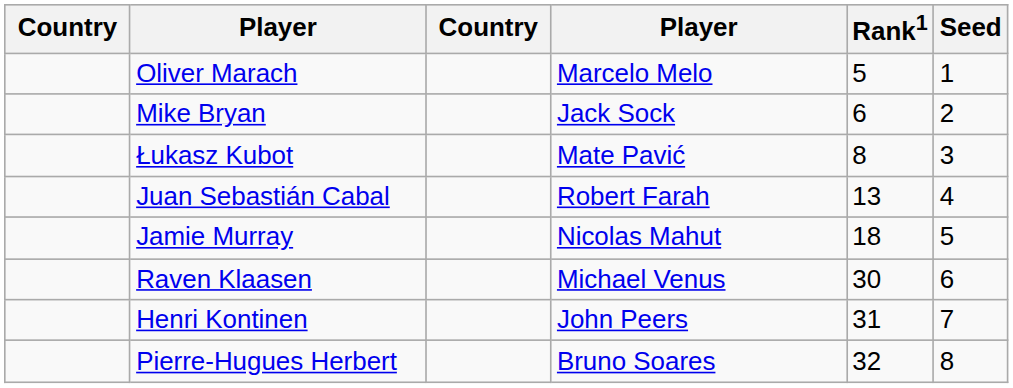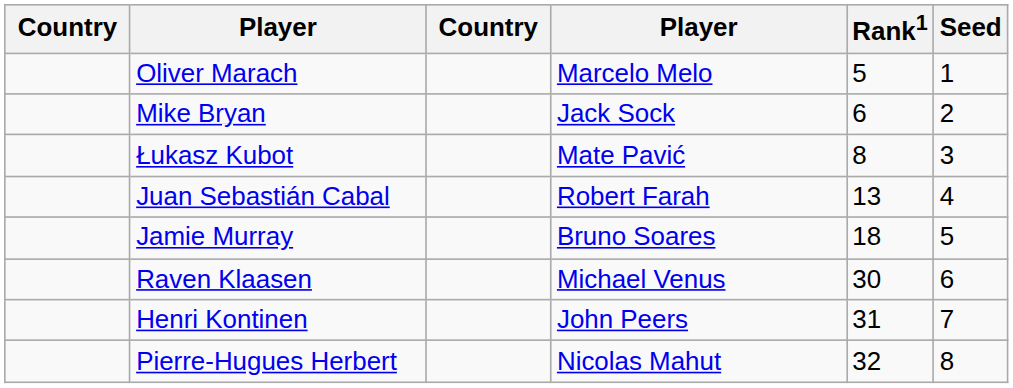(639, 237) Nicolas Mahut -> (636, 237) Bruno Soares
(636, 360) Bruno Soares -> (639, 360) Nicolas Mahut
